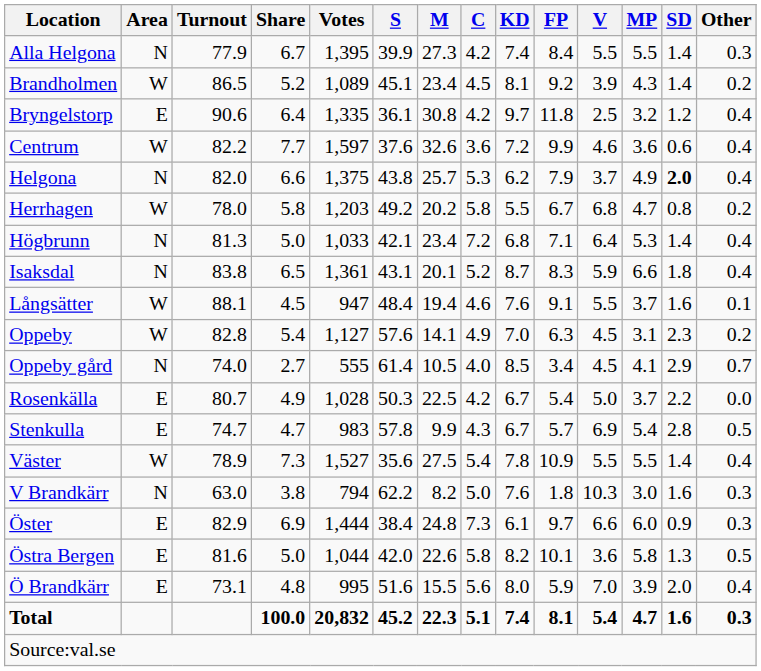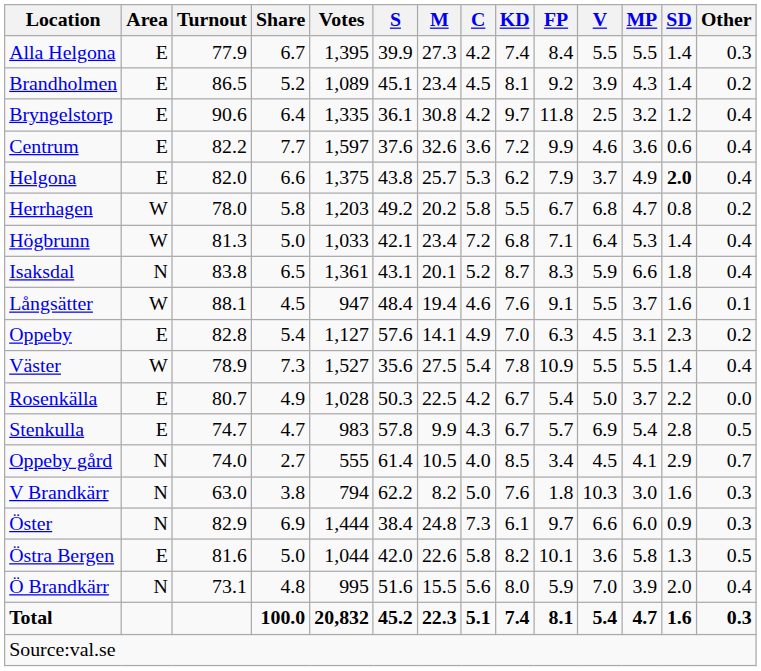(161, 51) N -> (162, 51) E
(158, 83) W -> (162, 83) E
(158, 146) W -> (162, 146) E
(161, 177) N -> (162, 177) E
(161, 240) N -> (158, 240) W
(158, 334) W -> (162, 334) E
rows swapped: (61, 366) <-> (35, 460)
(162, 523) E -> (161, 523) N
(162, 586) E -> (161, 586) N
